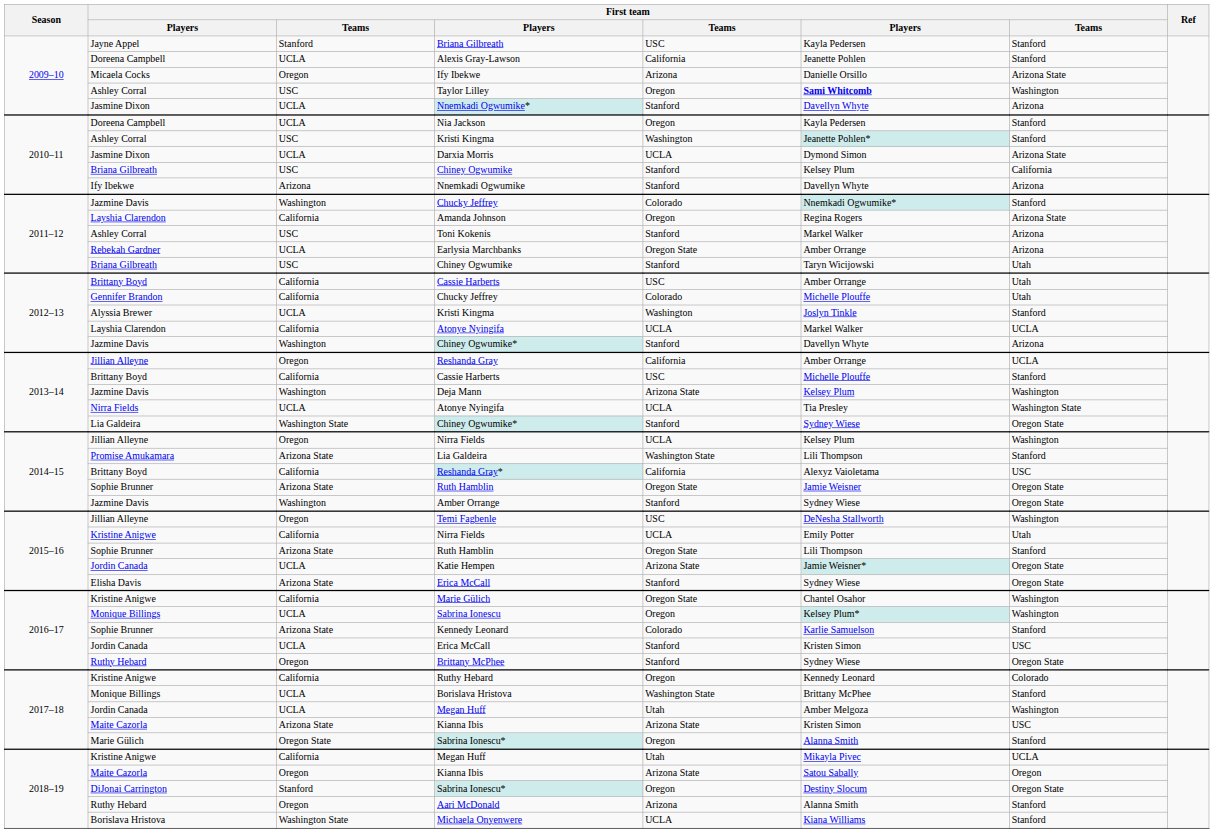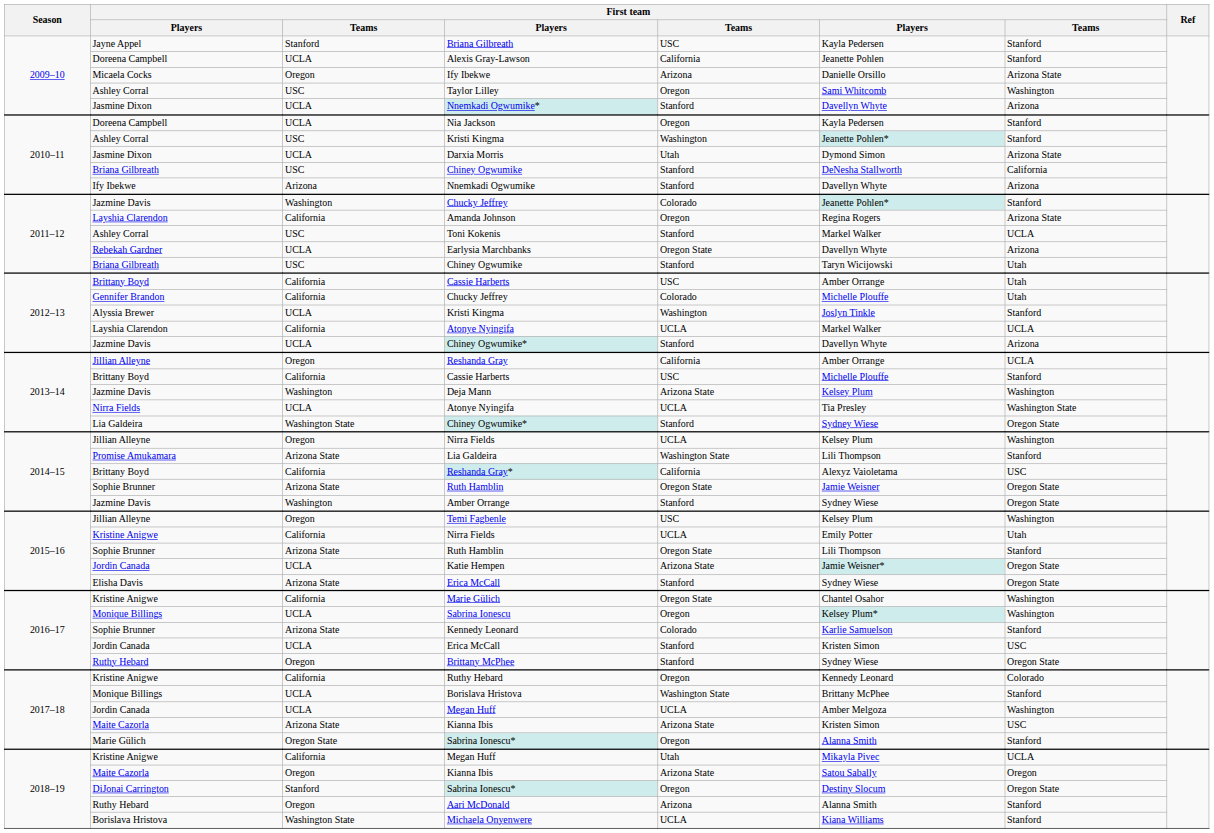(838, 91) bold -> (854, 91) normal
(659, 154) UCLA -> (670, 154) Utah
(829, 170) Kelsey Plum -> (862, 170) DeNesha Stallworth
(850, 202) Nnemkadi Ogwumike* -> (855, 202) Jeanette Pohlen*
(1028, 233) Arizona -> (1021, 233) UCLA
(835, 249) Amber Orrange -> (854, 249) Davellyn Whyte
(302, 344) Washington -> (299, 344) UCLA
(844, 519) DeNesha Stallworth -> (847, 519) Kelsey Plum
(655, 709) Utah -> (673, 709) UCLA
